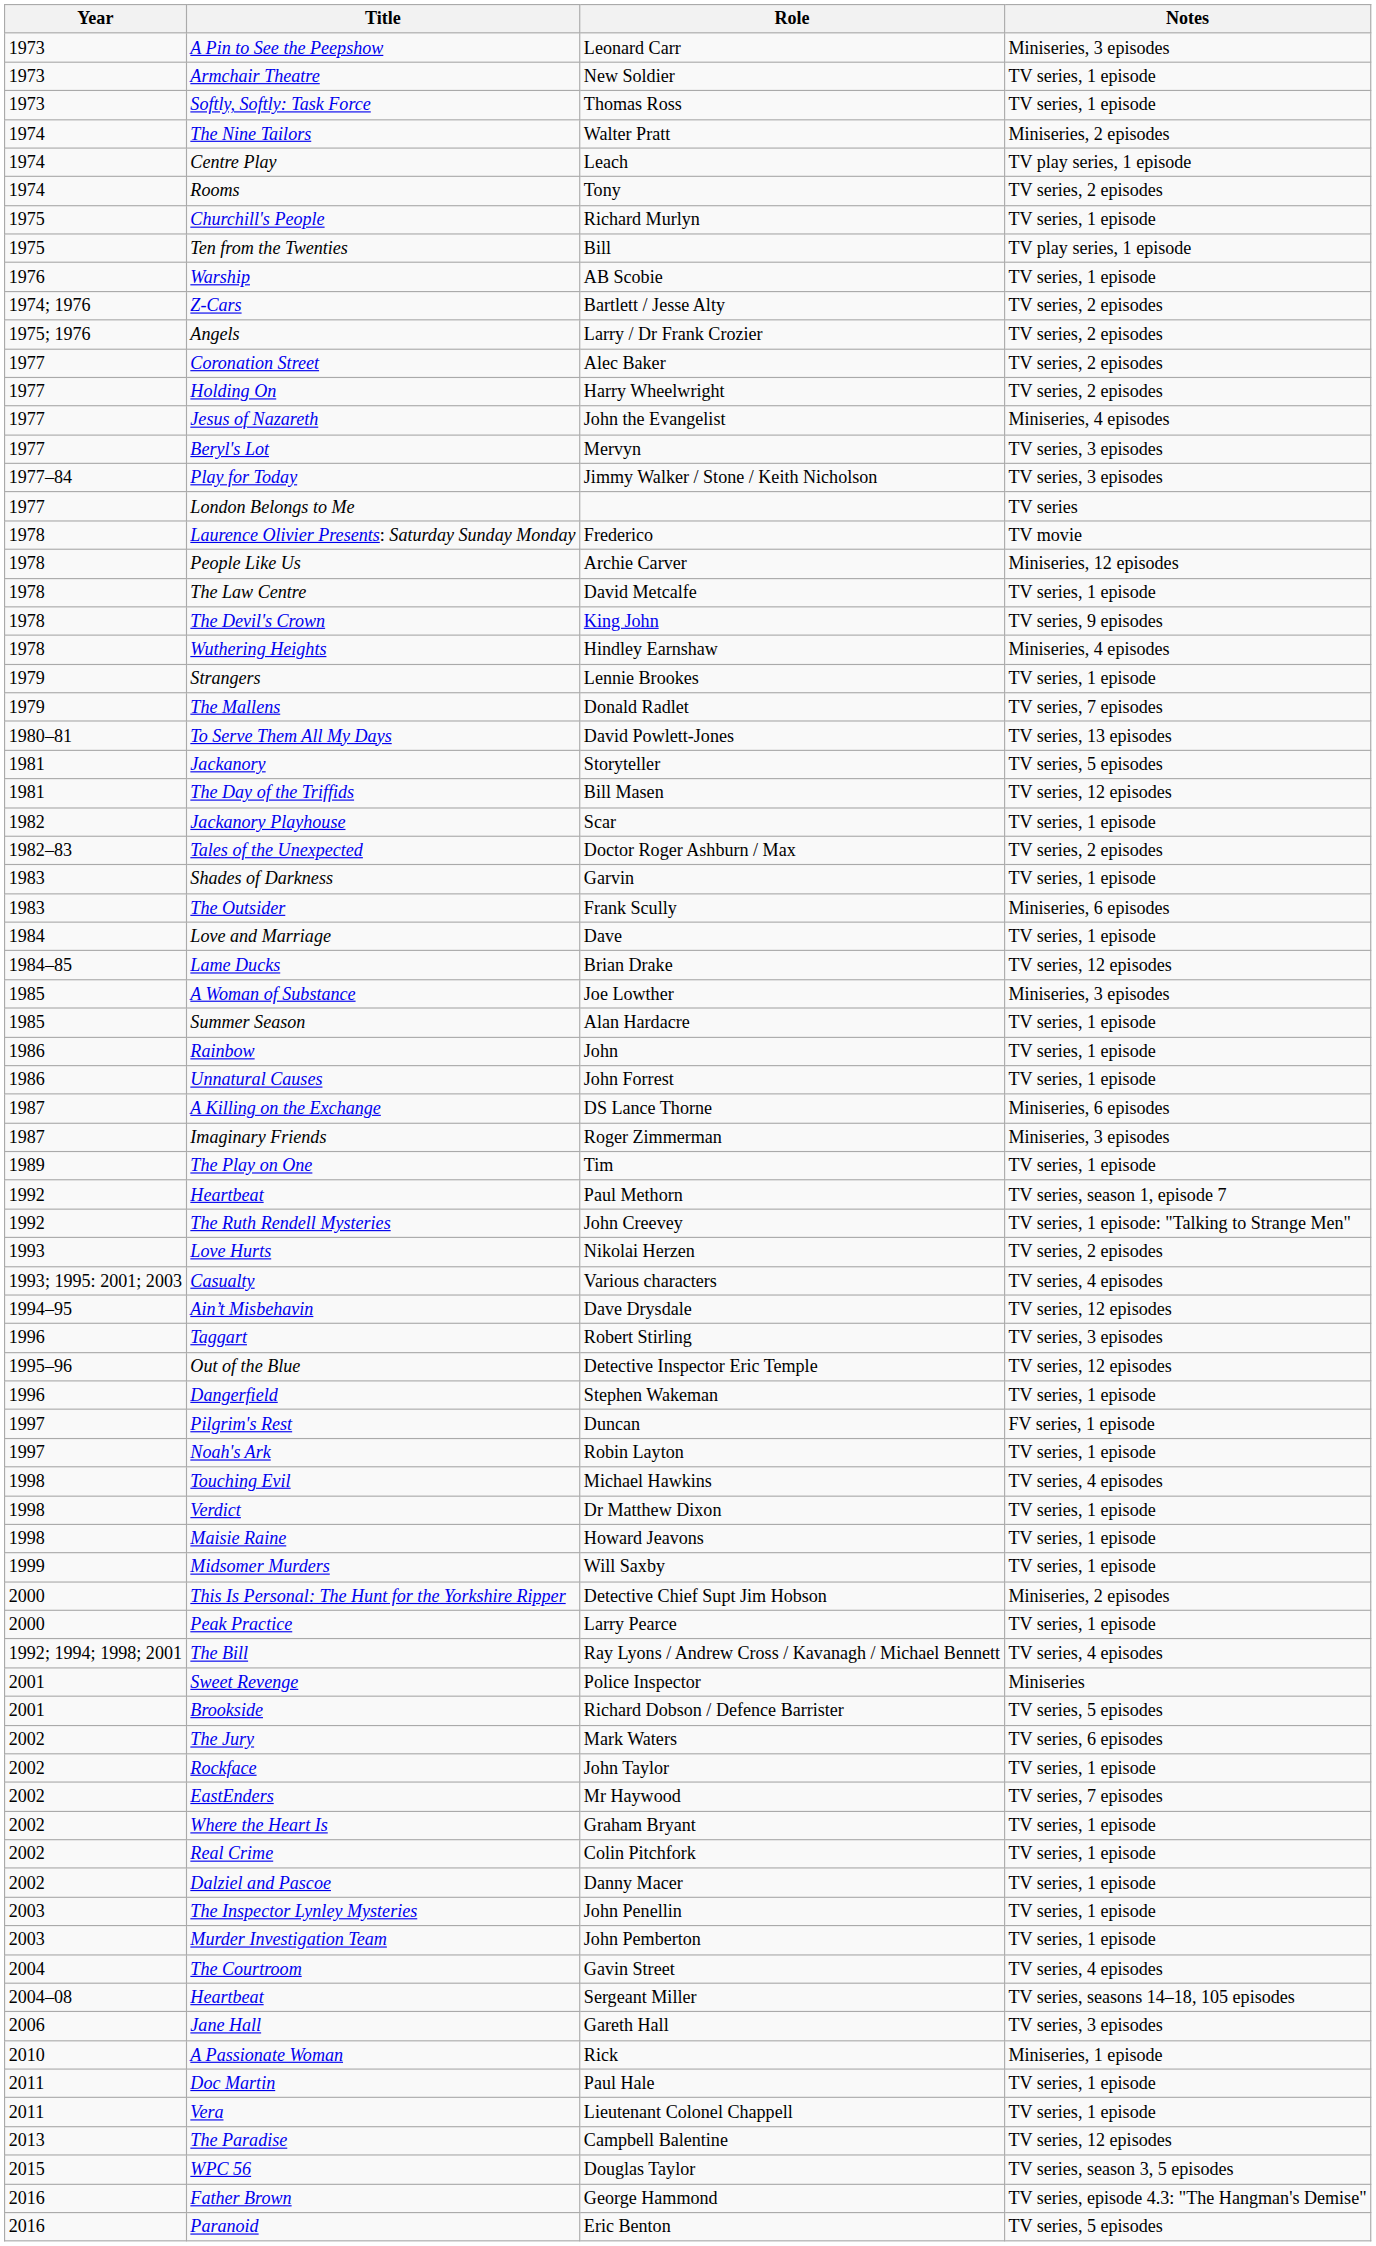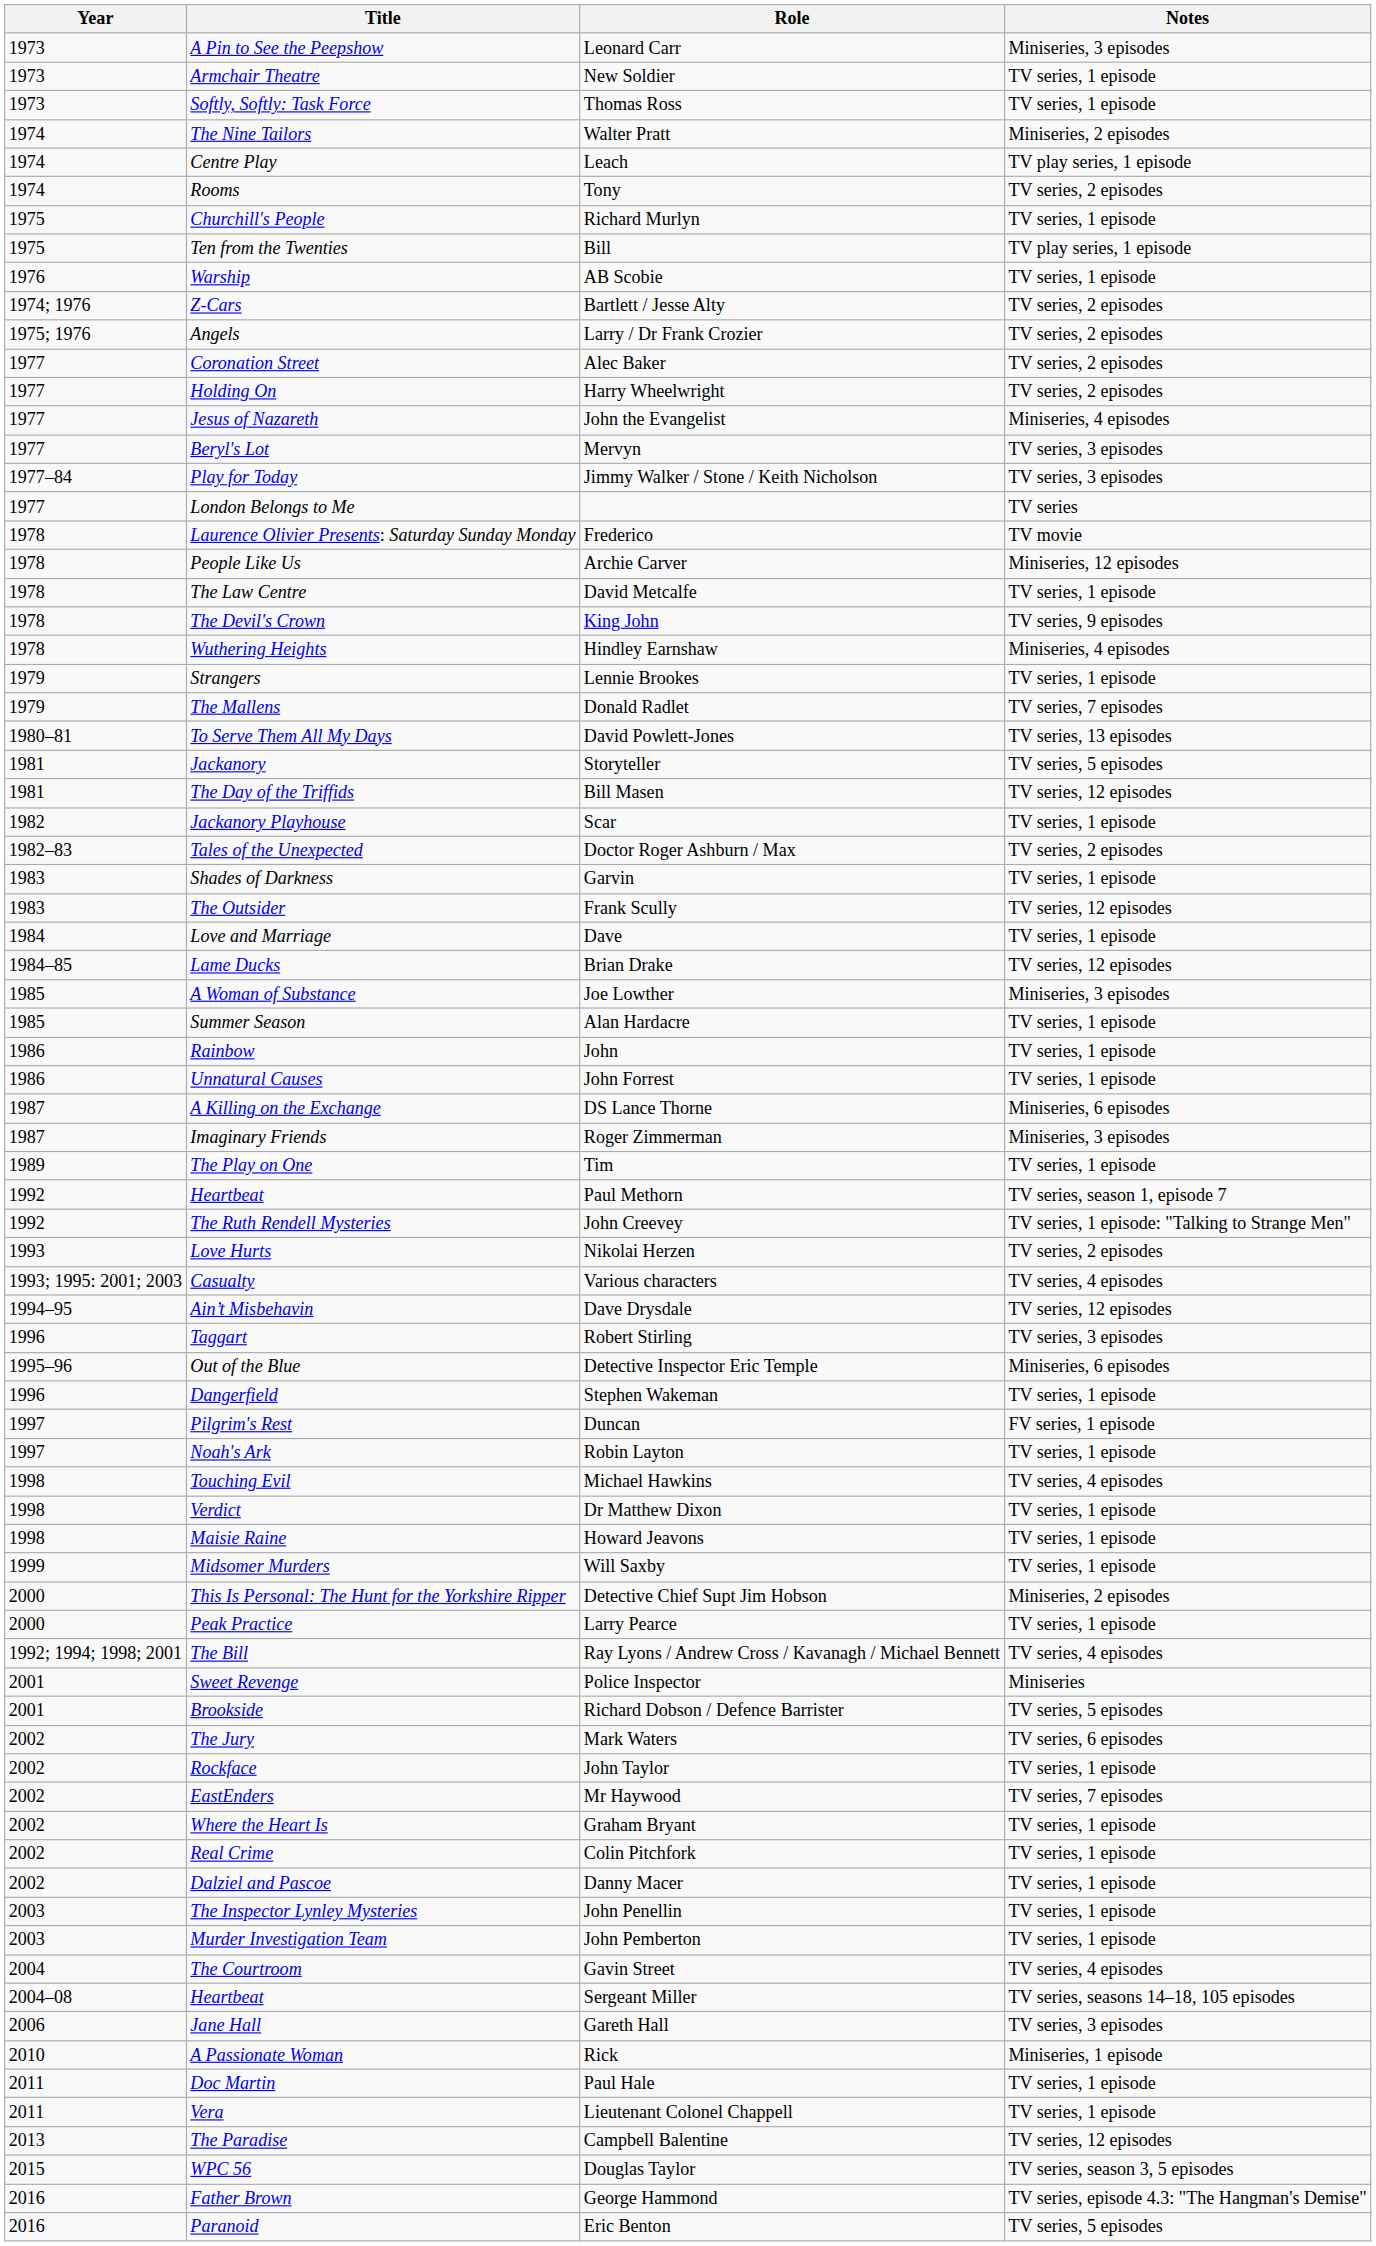(1089, 907) Miniseries, 6 episodes -> (1090, 907) TV series, 12 episodes
(1090, 1366) TV series, 12 episodes -> (1089, 1366) Miniseries, 6 episodes
